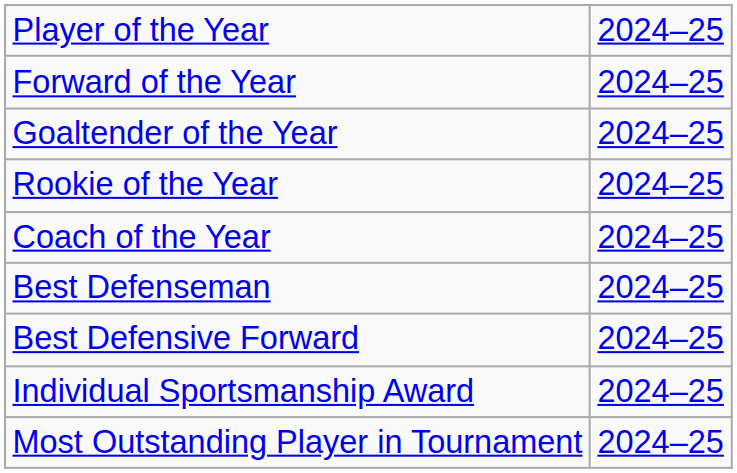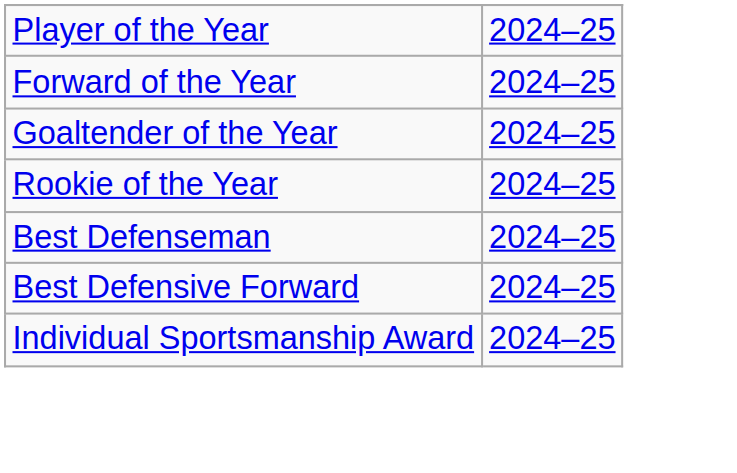- row: (142, 236)
- row: (297, 442)
